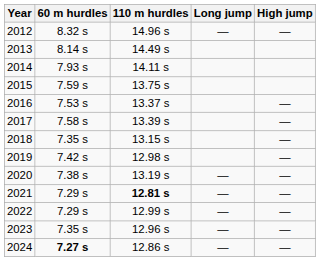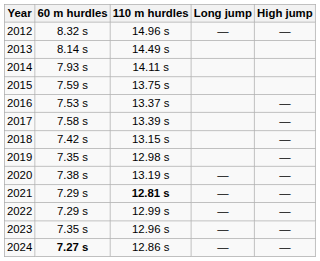(73, 139) 7.35 s -> (73, 139) 7.42 s
(73, 157) 7.42 s -> (73, 157) 7.35 s
